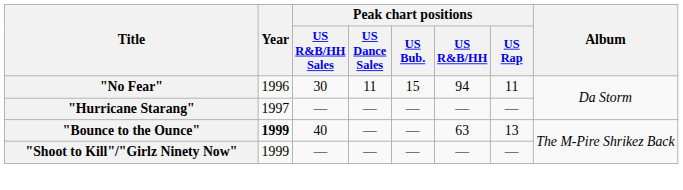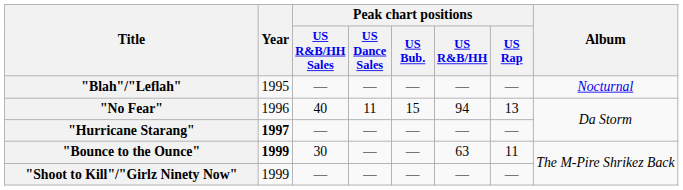+ row: (131, 86)
(320, 86) 30 -> (320, 108) 40
(512, 86) 11 -> (512, 108) 13
(275, 108) normal -> (275, 130) bold
(320, 130) 40 -> (320, 152) 30
(512, 130) 13 -> (512, 152) 11
